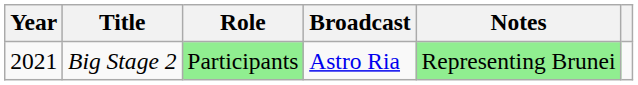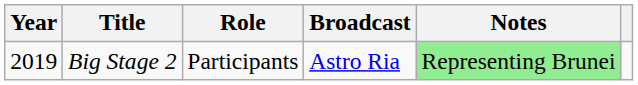(34, 60) 2021 -> (34, 60) 2019
(243, 60) lightgreen background -> (243, 60) no background
